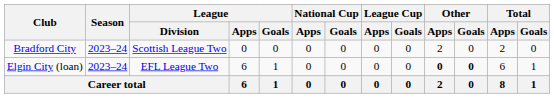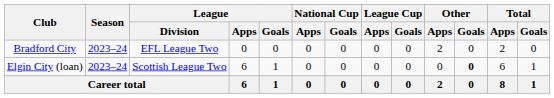(179, 48) Scottish League Two -> (179, 48) EFL League Two
(179, 66) EFL League Two -> (179, 66) Scottish League Two
(440, 66) bold -> (440, 66) normal
